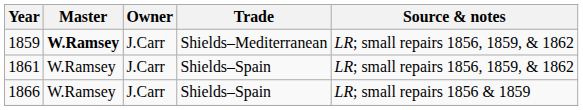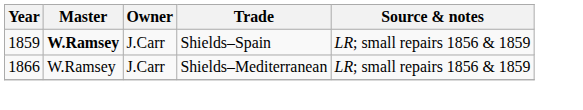(254, 42) Shields–Mediterranean -> (226, 42) Shields–Spain
(454, 42) LR; small repairs 1856, 1859, & 1862 -> (433, 42) LR; small repairs 1856 & 1859
- row: (24, 67)
(226, 92) Shields–Spain -> (254, 67) Shields–Mediterranean
